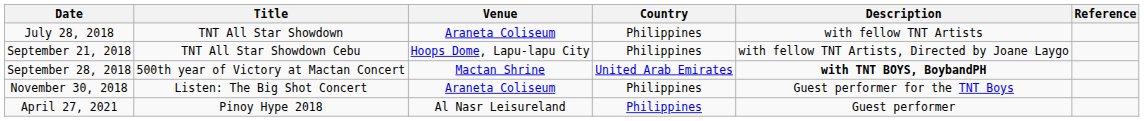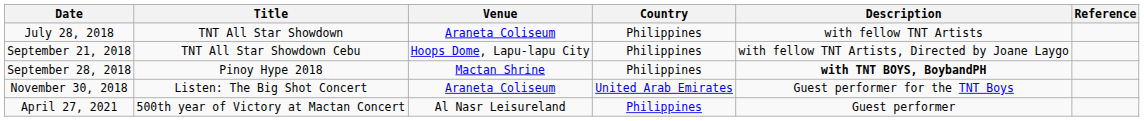(271, 70) 500th year of Victory at Mactan Concert -> (271, 70) Pinoy Hype 2018
(664, 70) United Arab Emirates -> (664, 70) Philippines
(664, 88) Philippines -> (664, 88) United Arab Emirates
(271, 107) Pinoy Hype 2018 -> (271, 107) 500th year of Victory at Mactan Concert
